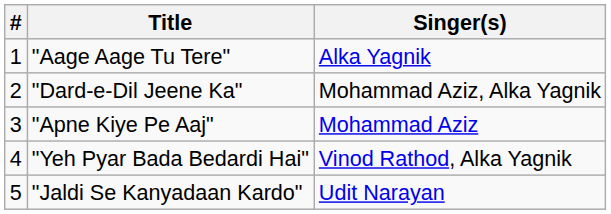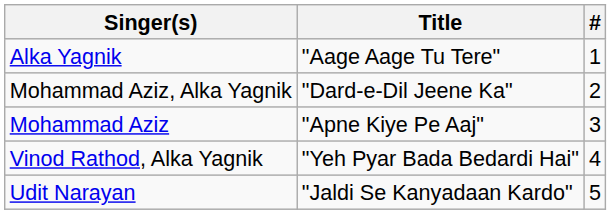columns swapped: (16, 22) <-> (460, 22)
